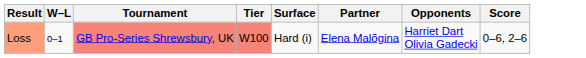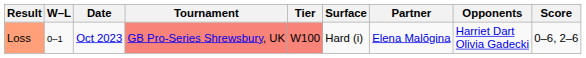+ column: (99, 13)
